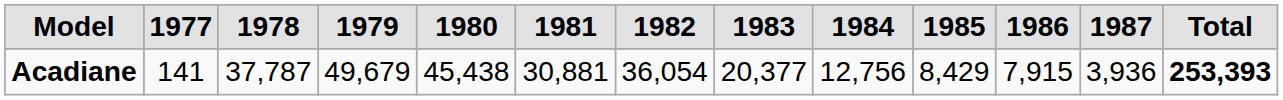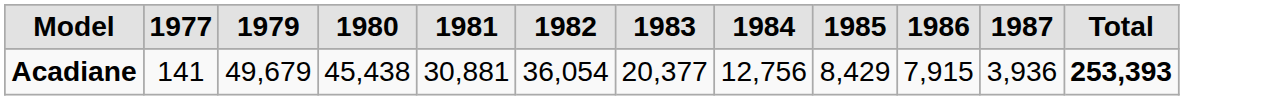- column: (268, 26)
